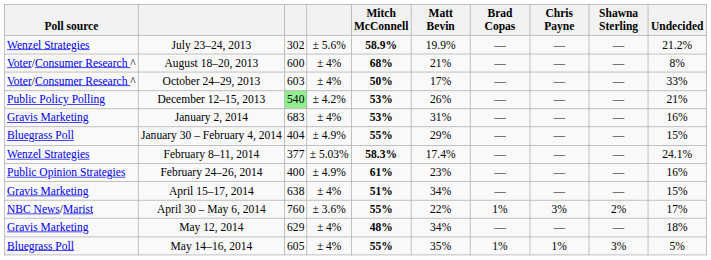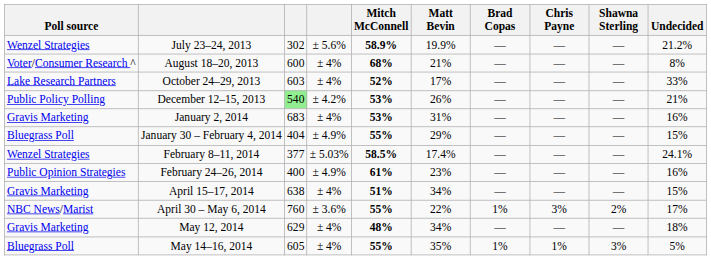(71, 81) Voter/Consumer Research ^ -> (61, 81) Lake Research Partners
(381, 81) 50% -> (381, 81) 52%
(381, 154) 58.3% -> (381, 154) 58.5%
